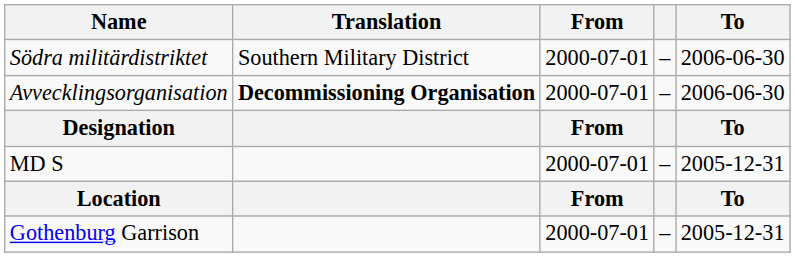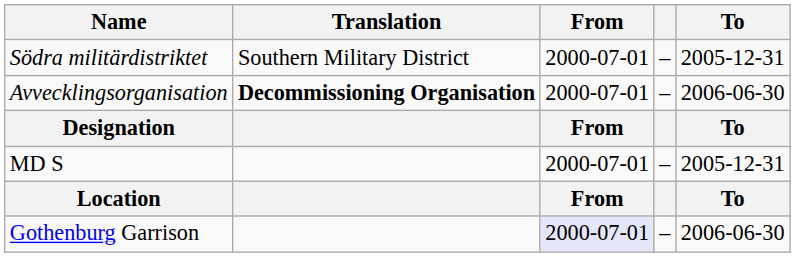(733, 57) 2006-06-30 -> (733, 57) 2005-12-31
(597, 233) no background -> (597, 233) lavender background
(733, 233) 2005-12-31 -> (733, 233) 2006-06-30
